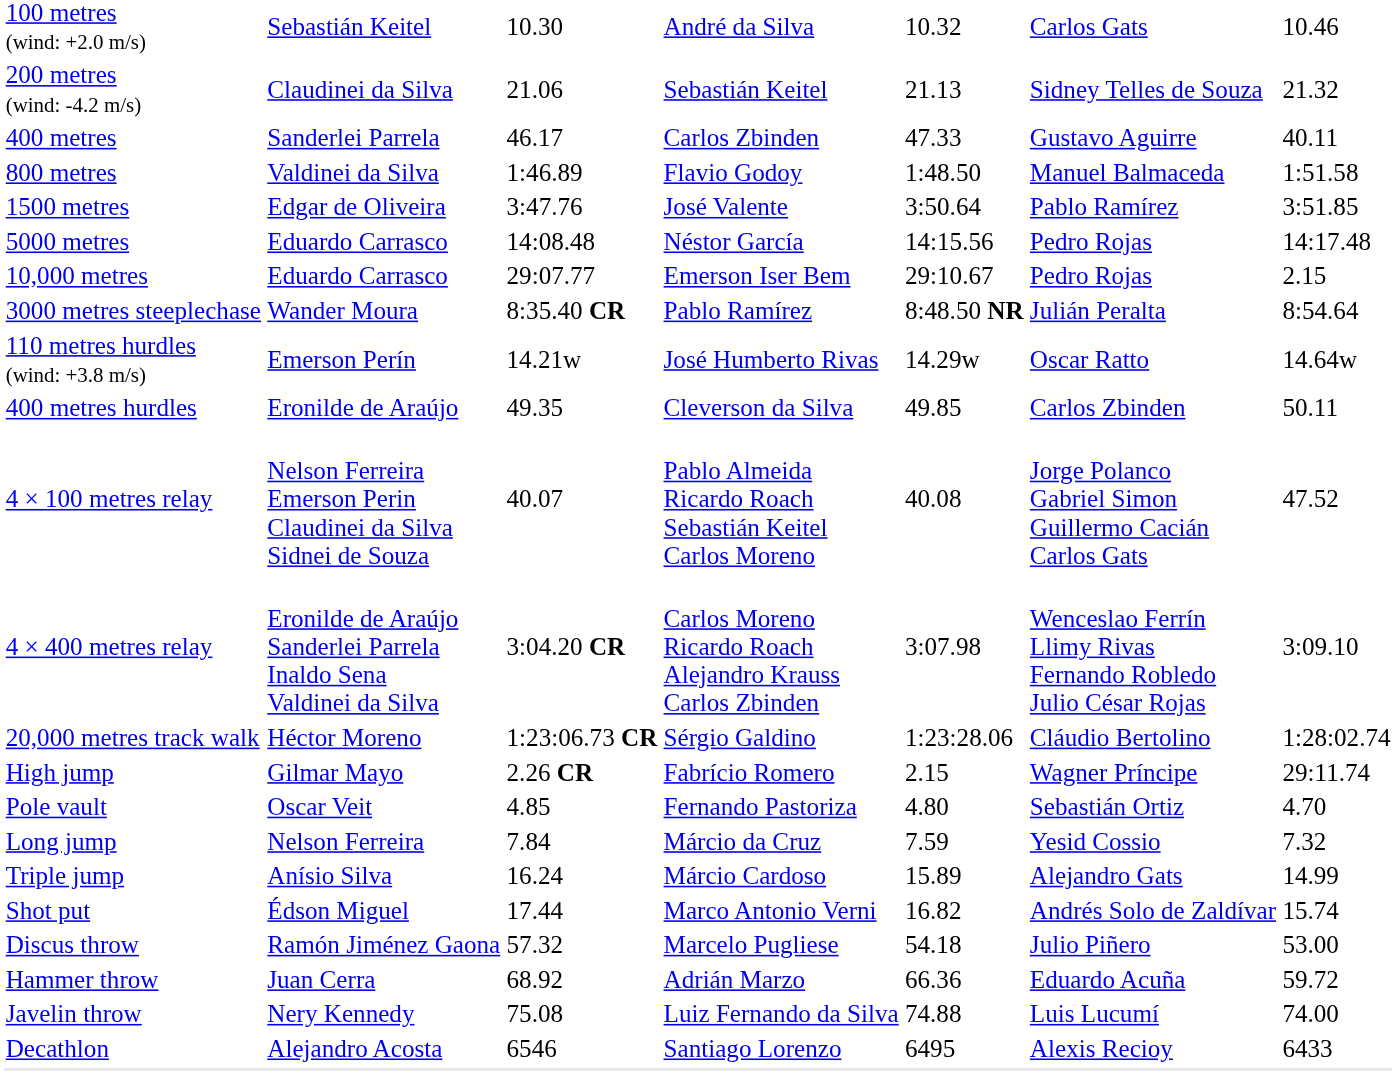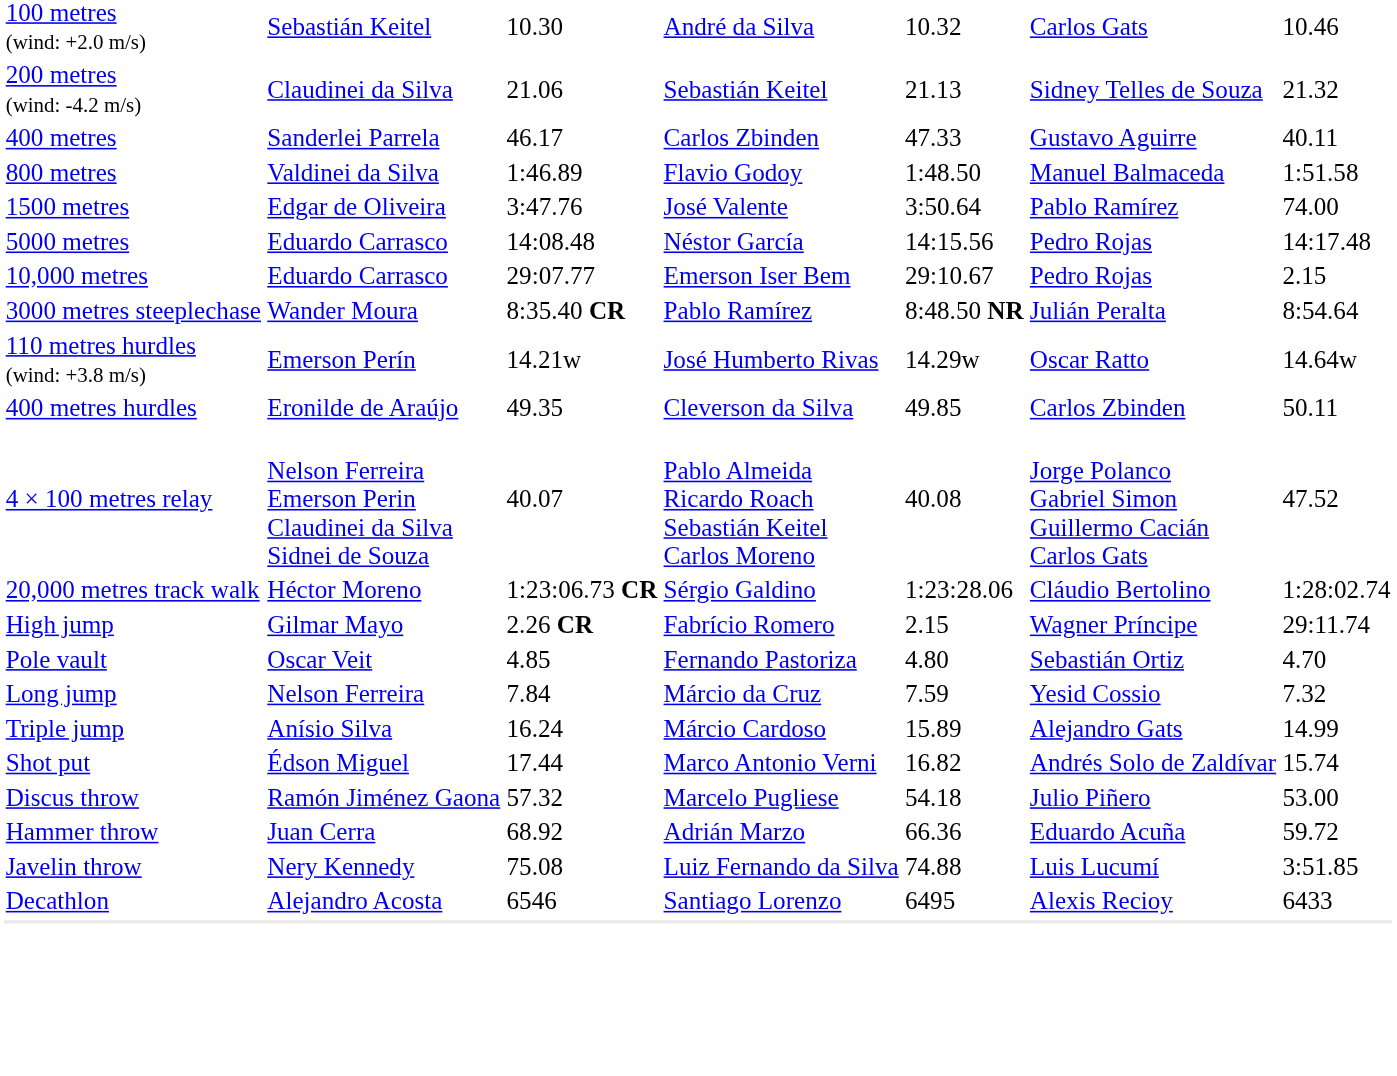(1320, 207) 3:51.85 -> (1311, 207) 74.00
- row: (109, 646)
(1311, 1014) 74.00 -> (1320, 866) 3:51.85
